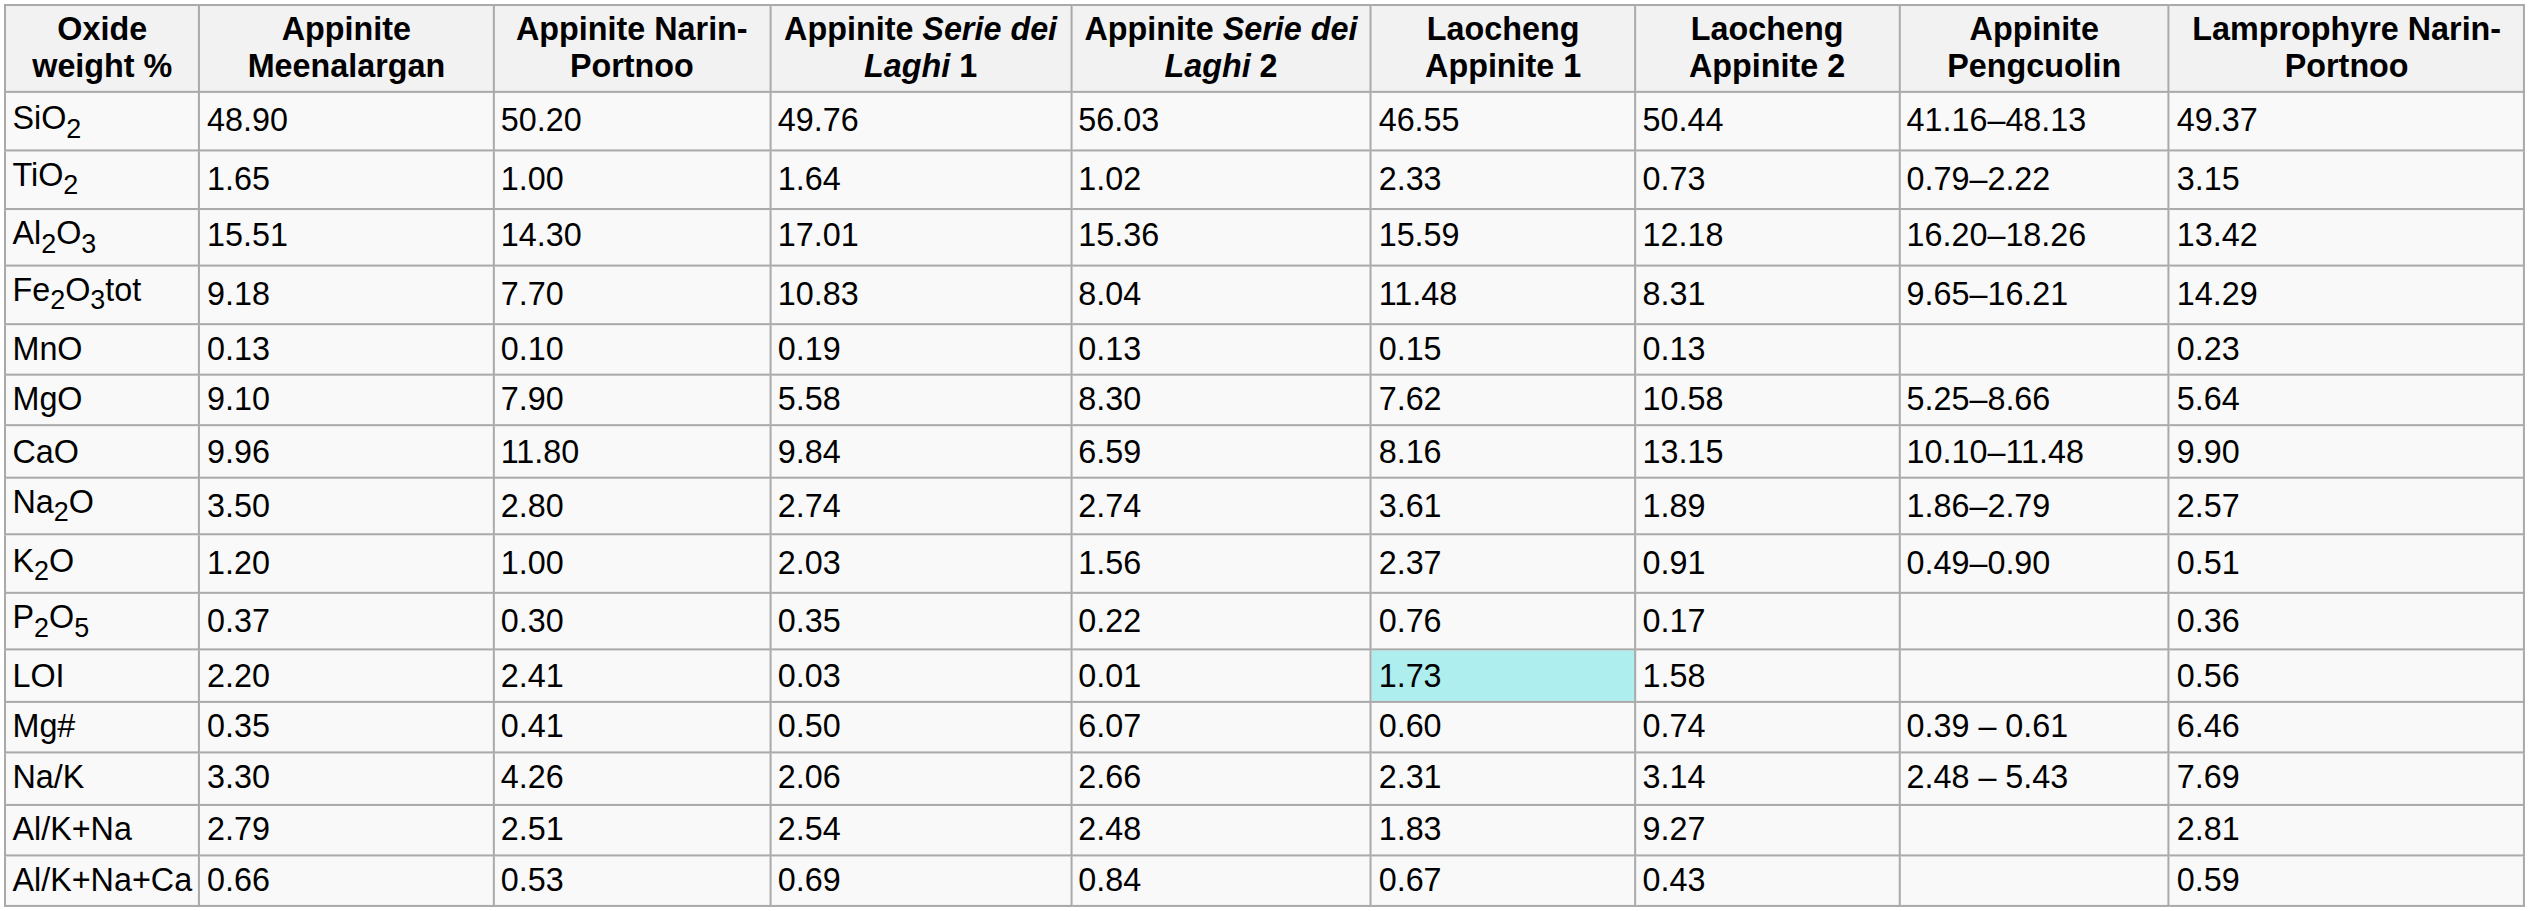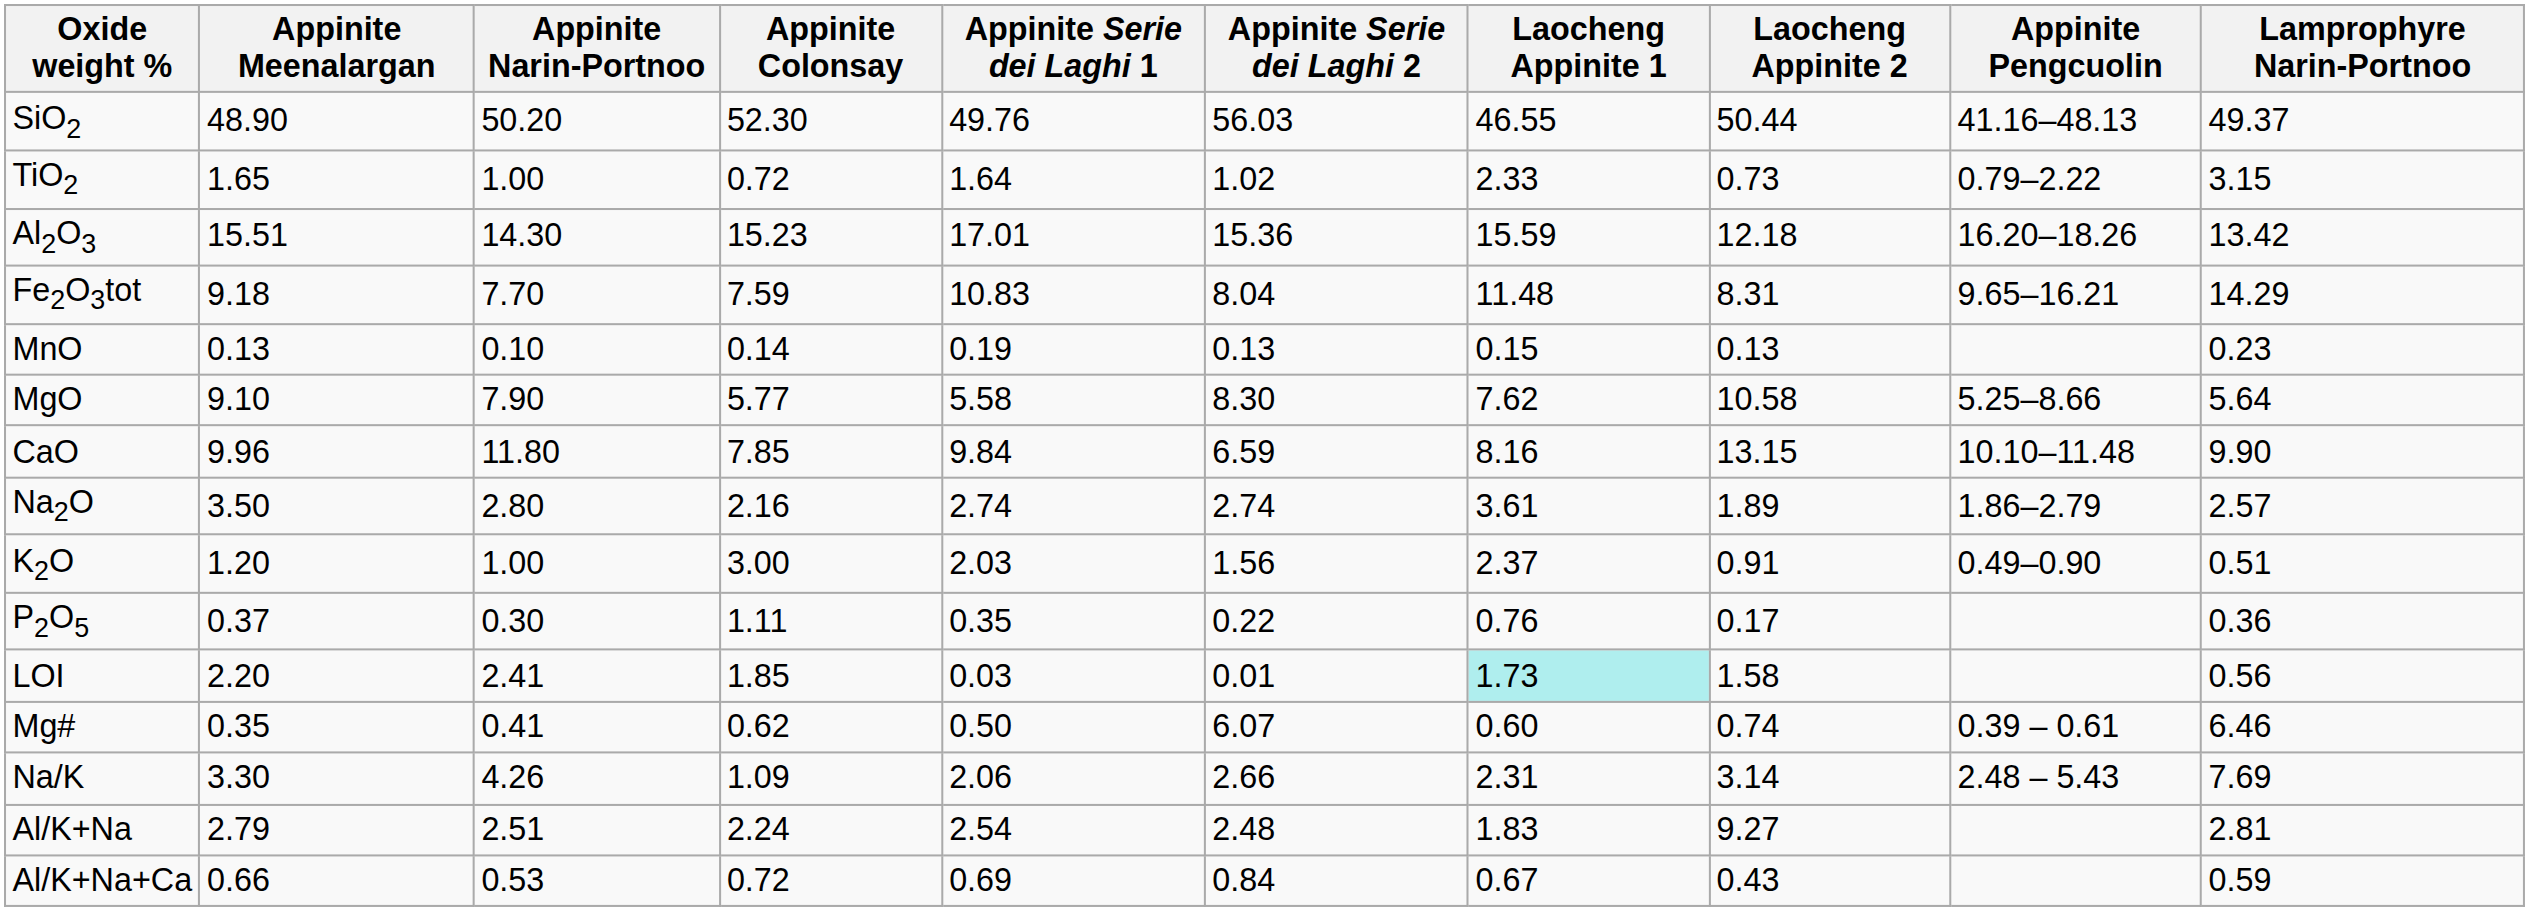+ column: (831, 48)
